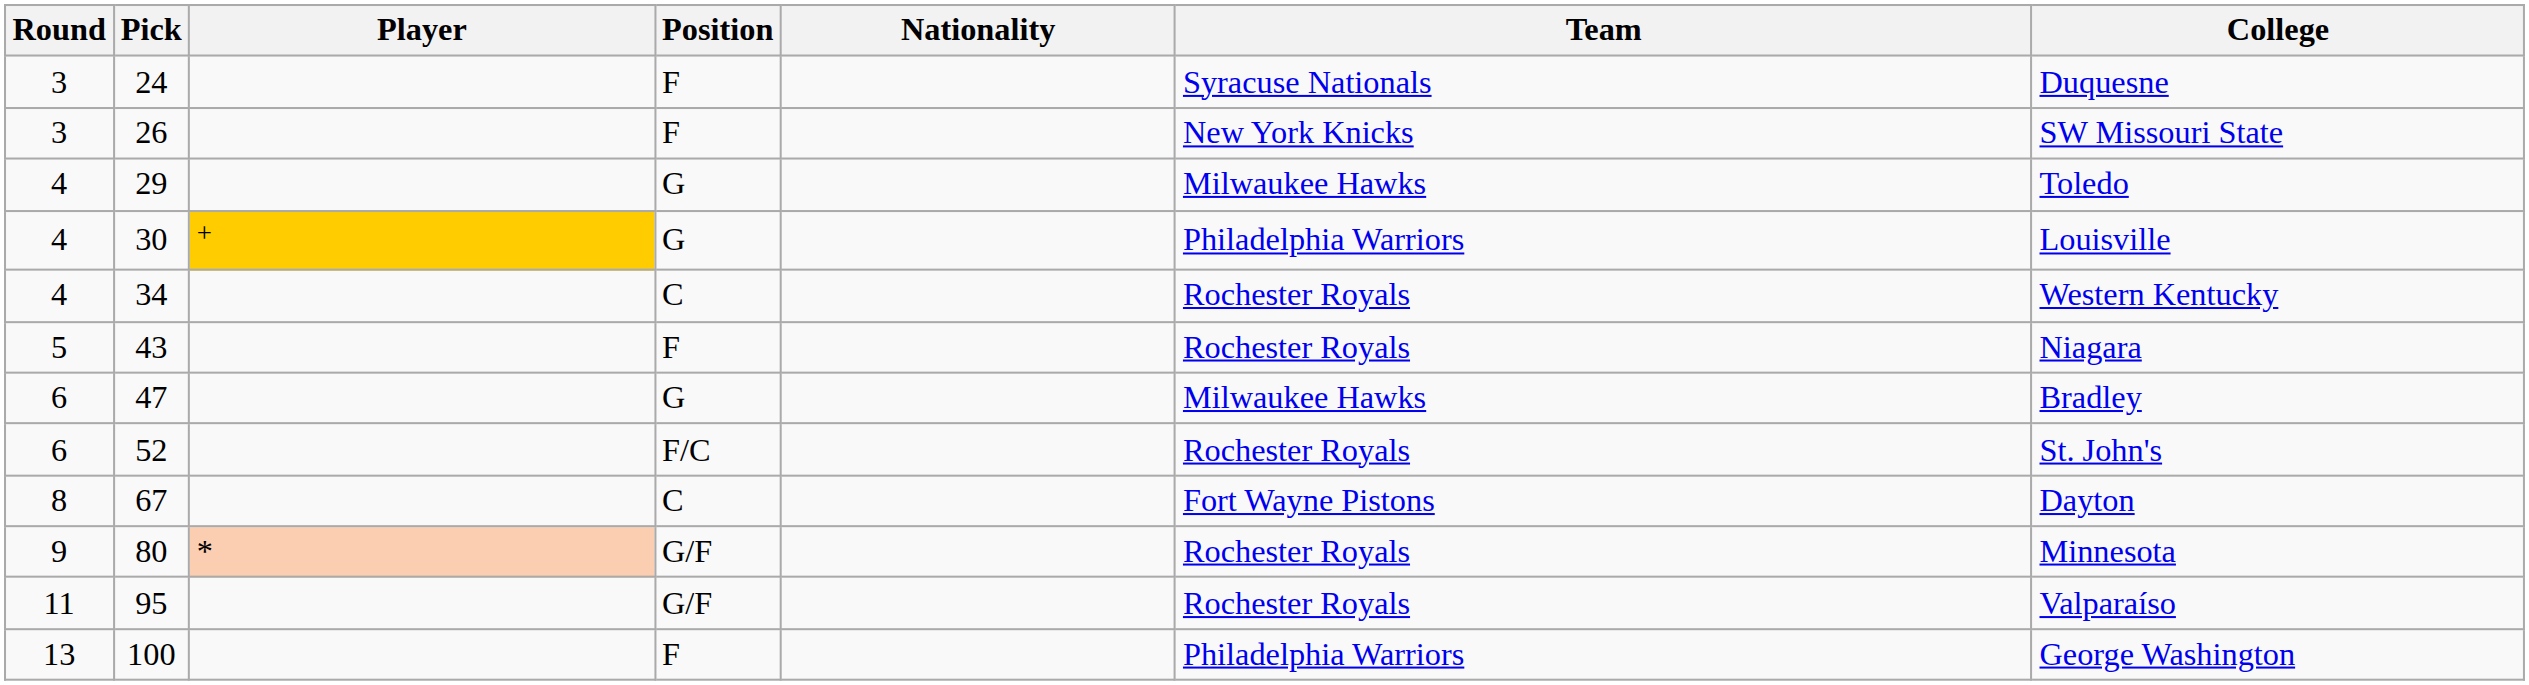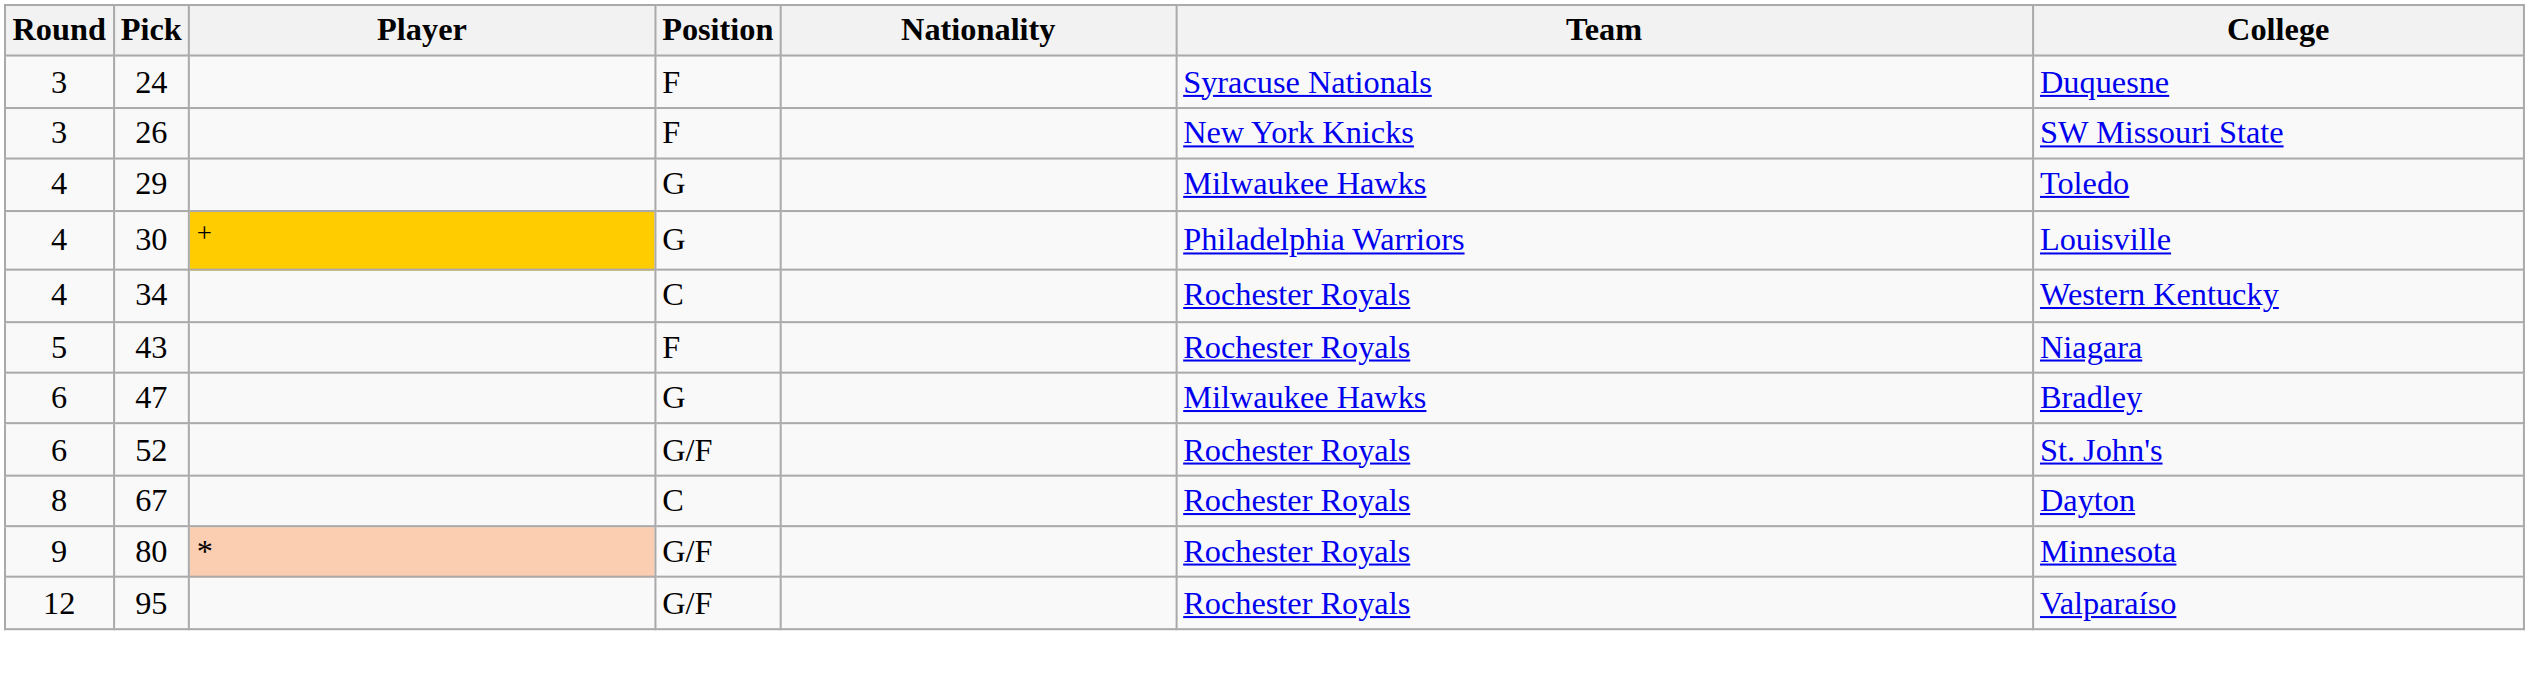(686, 448) F/C -> (687, 448) G/F
(1309, 500) Fort Wayne Pistons -> (1297, 500) Rochester Royals
(59, 602) 11 -> (59, 602) 12
- row: (151, 653)
